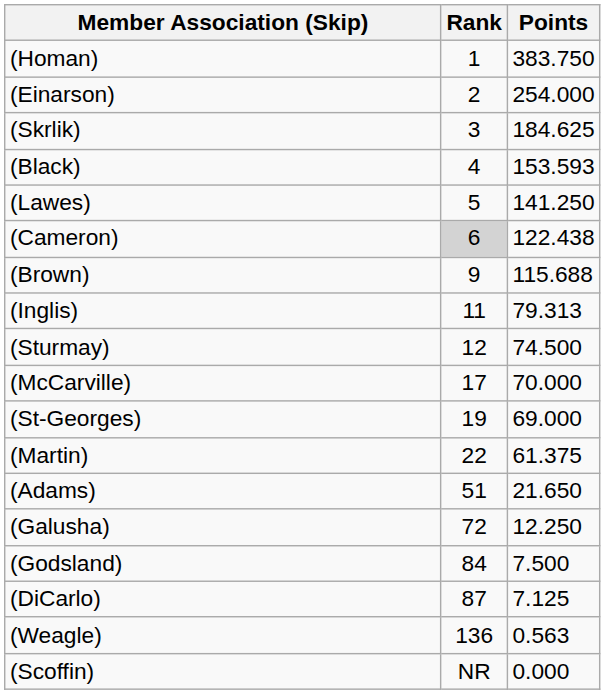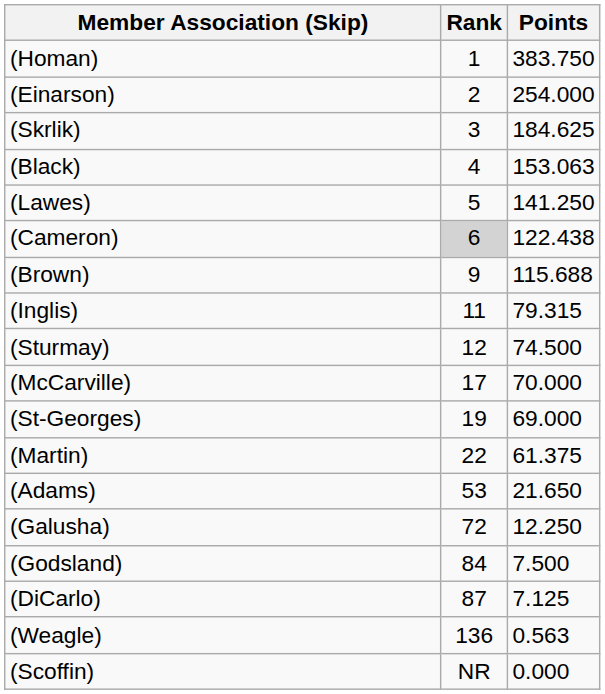(554, 166) 153.593 -> (554, 166) 153.063
(547, 310) 79.313 -> (547, 310) 79.315
(474, 490) 51 -> (474, 490) 53
